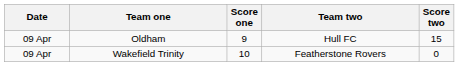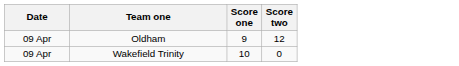- column: (340, 17)
(436, 38) 15 -> (279, 38) 12
